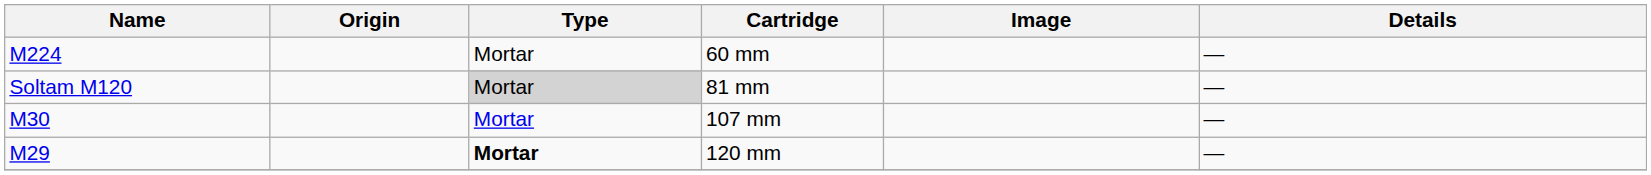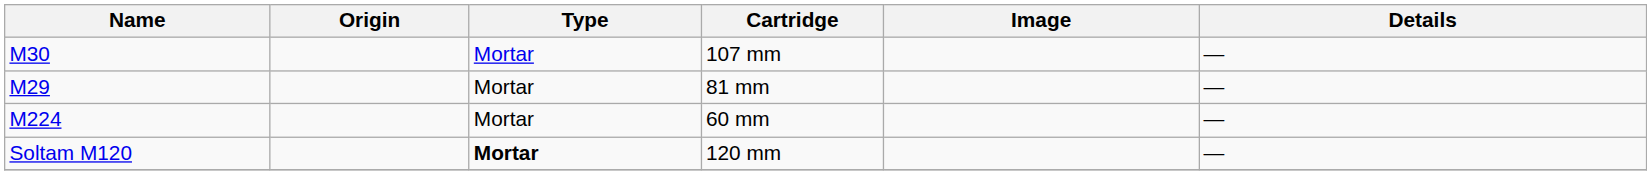rows swapped: (744, 119) <-> (738, 53)
(71, 86) Soltam M120 -> (30, 86) M29
(504, 86) lightgrey background -> (504, 86) no background
(30, 152) M29 -> (71, 152) Soltam M120
